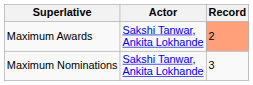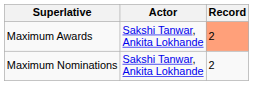(212, 65) 3 -> (212, 65) 2
